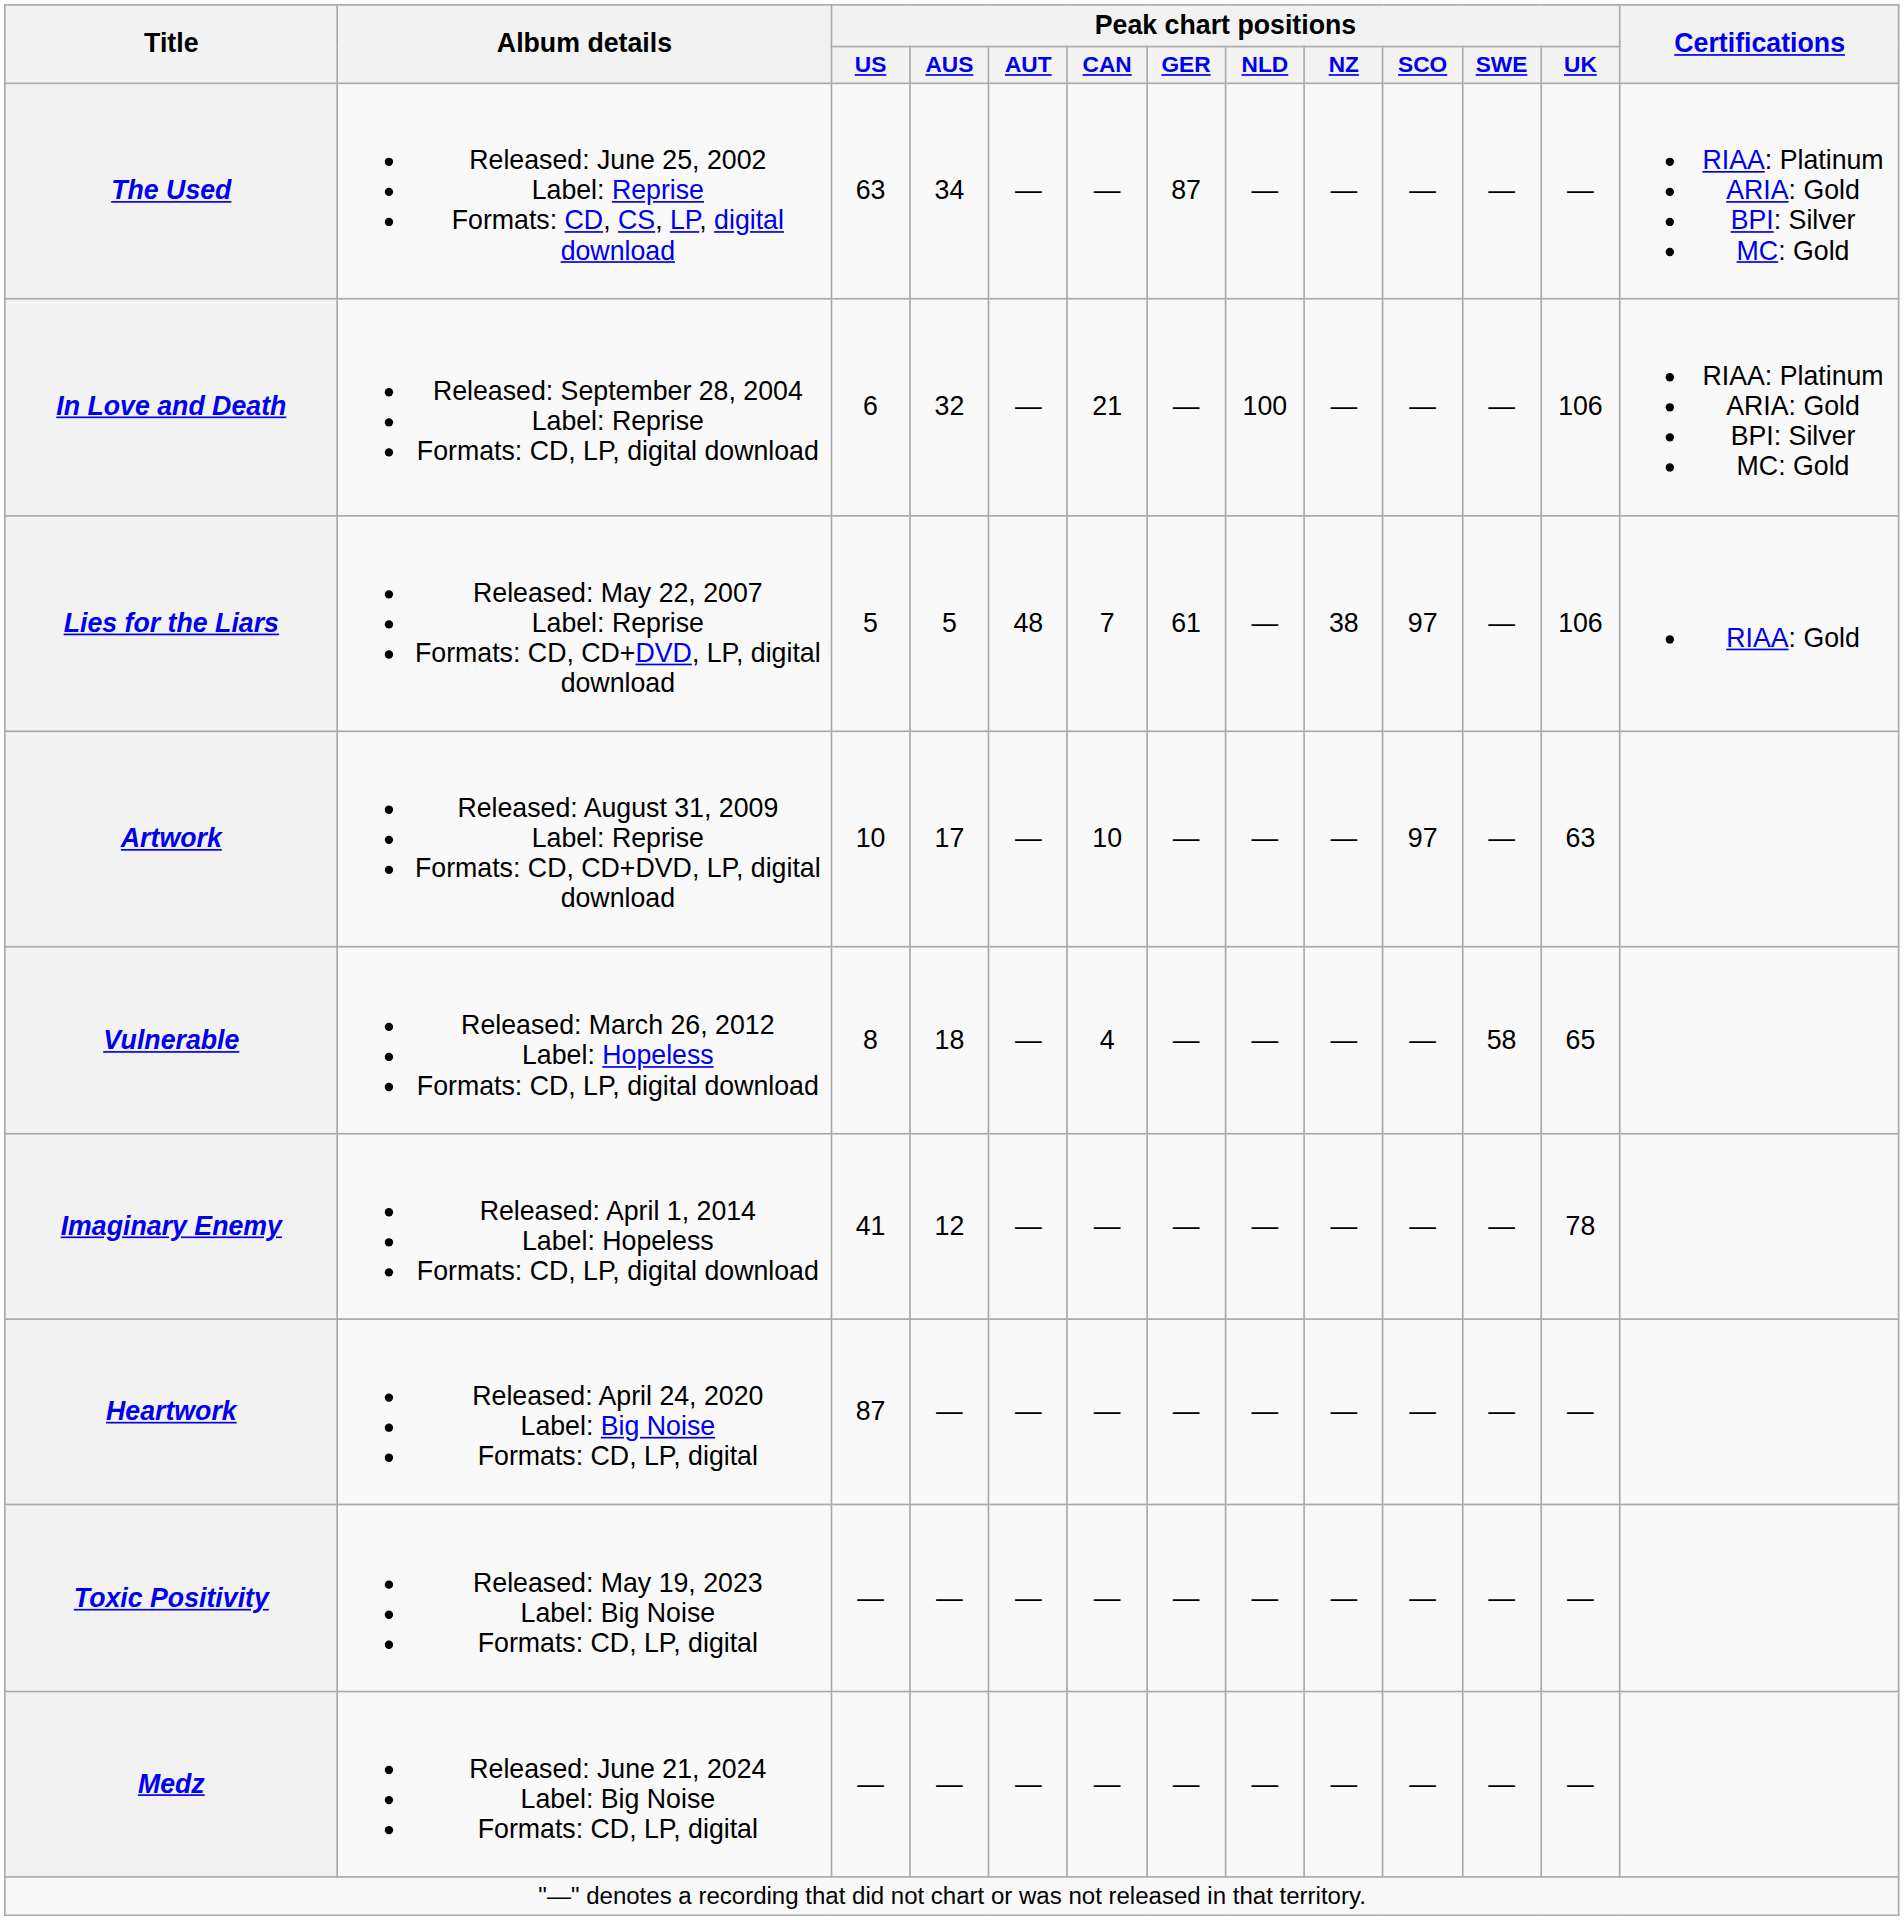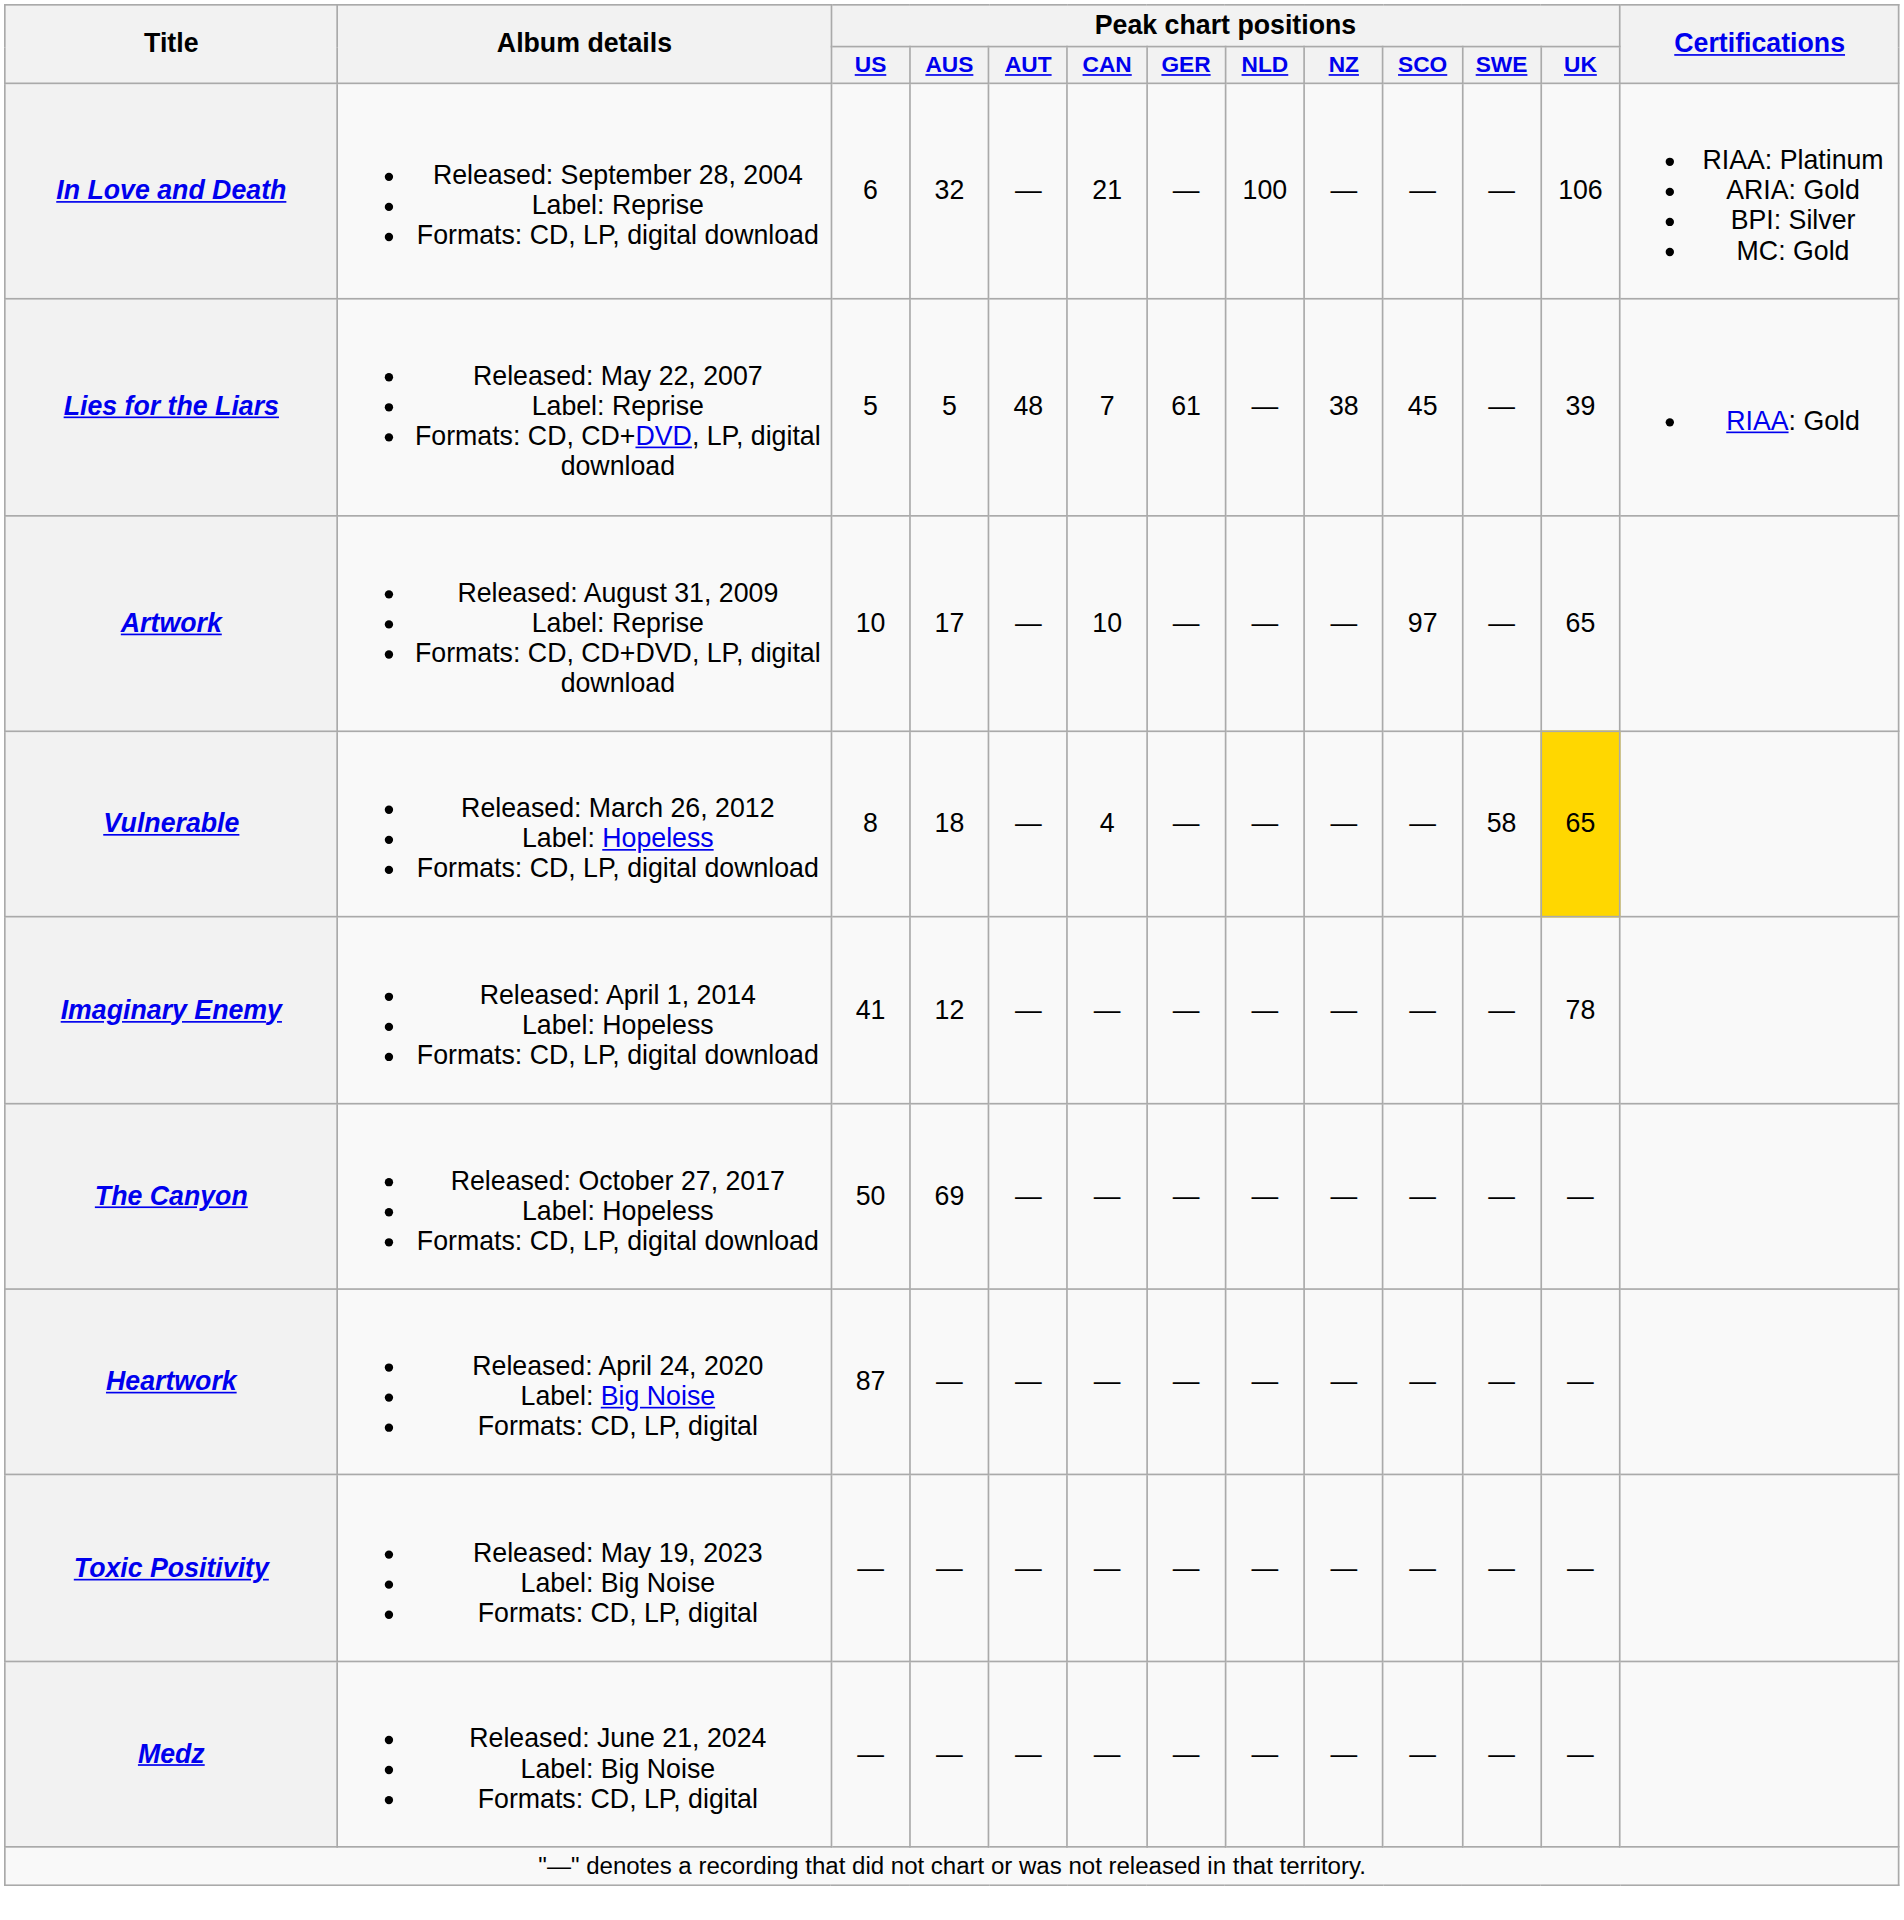- row: (171, 190)
(1423, 622) 97 -> (1423, 406) 45
(1580, 622) 106 -> (1580, 406) 39
(1580, 838) 63 -> (1580, 622) 65
(1580, 1039) no background -> (1580, 823) gold background
+ row: (171, 1195)
